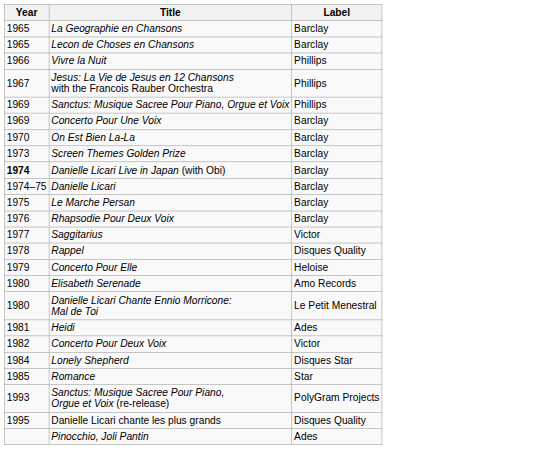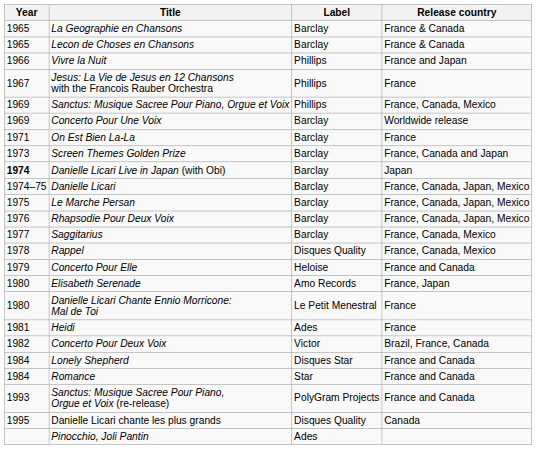+ column: (457, 12)
(18, 137) 1970 -> (18, 137) 1971
(307, 235) Victor -> (311, 235) Barclay
(18, 376) 1985 -> (18, 376) 1984
